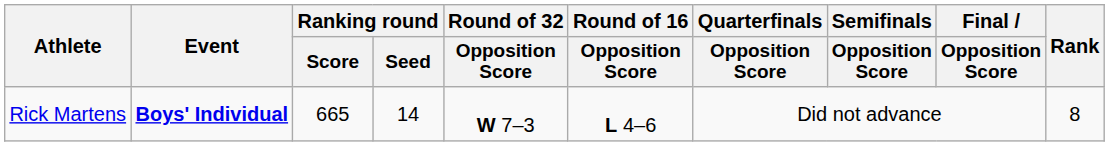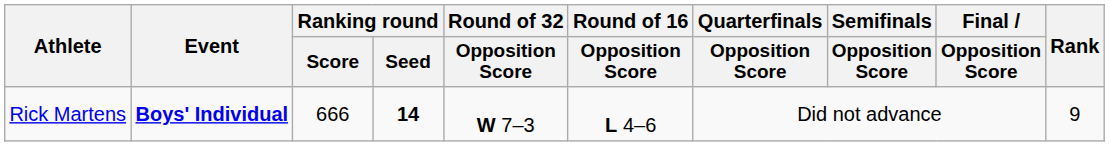(333, 114) 665 -> (333, 114) 666
(408, 114) normal -> (408, 114) bold
(1075, 114) 8 -> (1075, 114) 9
